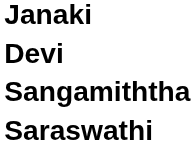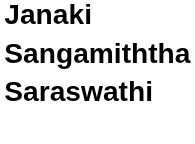- row: (34, 53)
